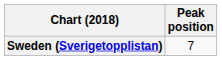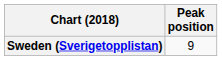(191, 45) 7 -> (191, 45) 9
